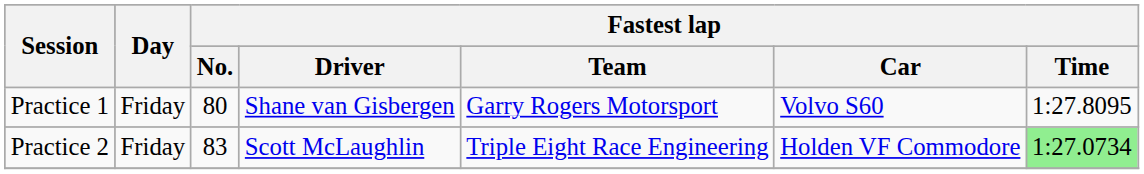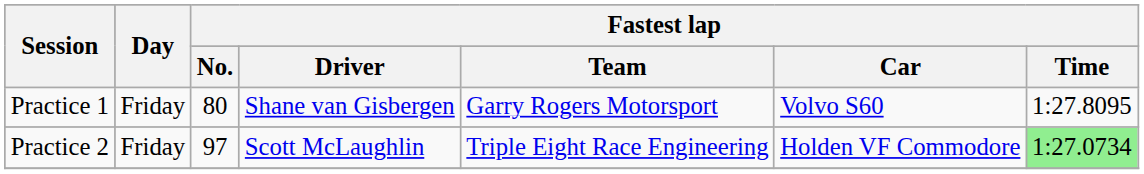(215, 147) 83 -> (215, 147) 97
